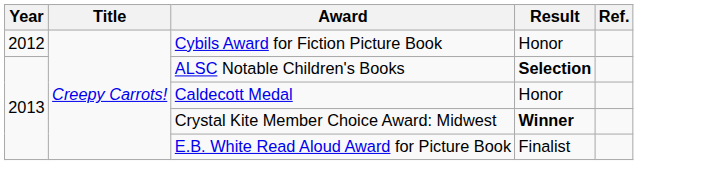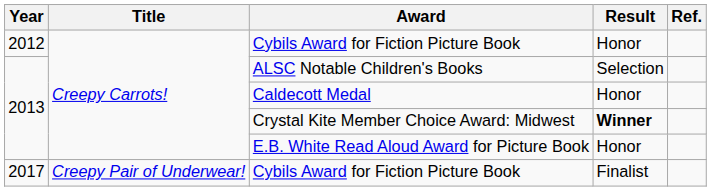(555, 69) bold -> (630, 69) normal
(544, 146) Finalist -> (619, 146) Honor
+ row: (26, 172)
